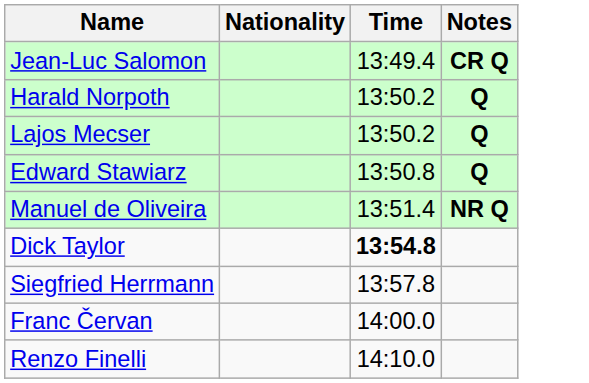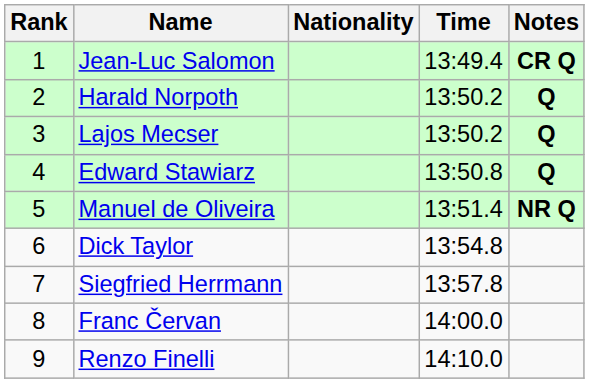+ column: (39, 23)
(396, 246) bold -> (464, 246) normal
